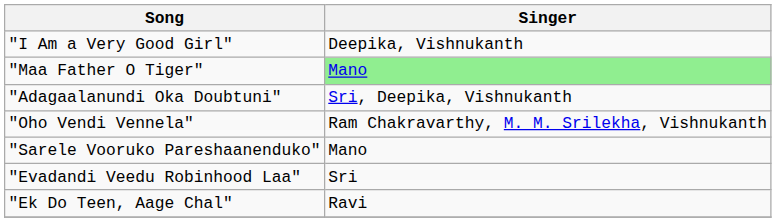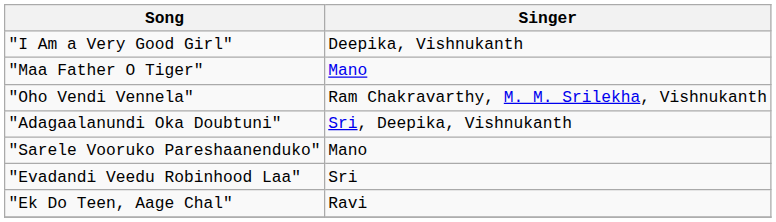(348, 71) lightgreen background -> (348, 71) no background
rows swapped: (145, 97) <-> (101, 124)
